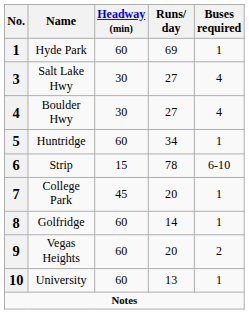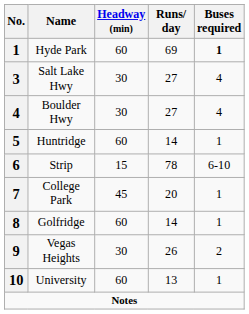(219, 50) normal -> (219, 50) bold
(171, 141) 34 -> (171, 141) 14
(121, 251) 60 -> (121, 251) 30
(171, 251) 20 -> (171, 251) 26
